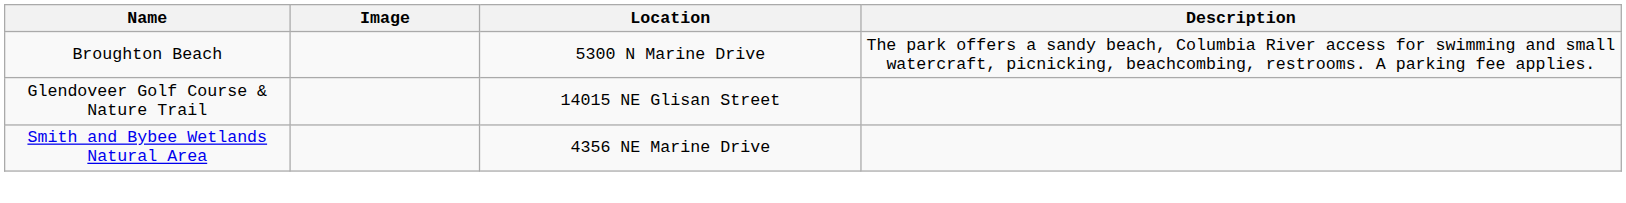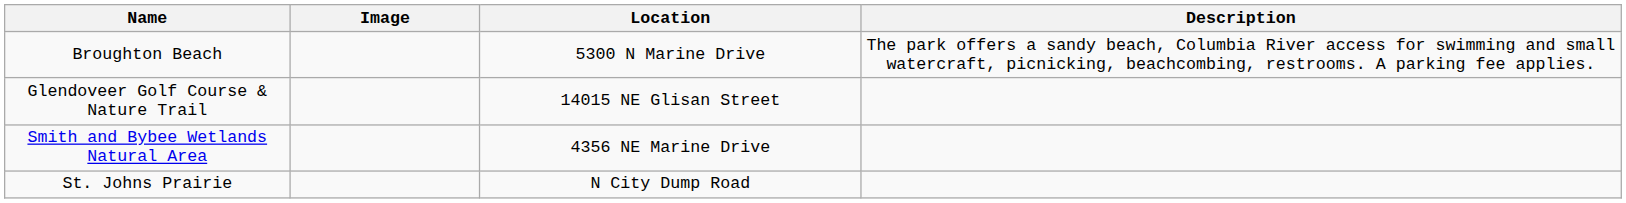+ row: (147, 184)
